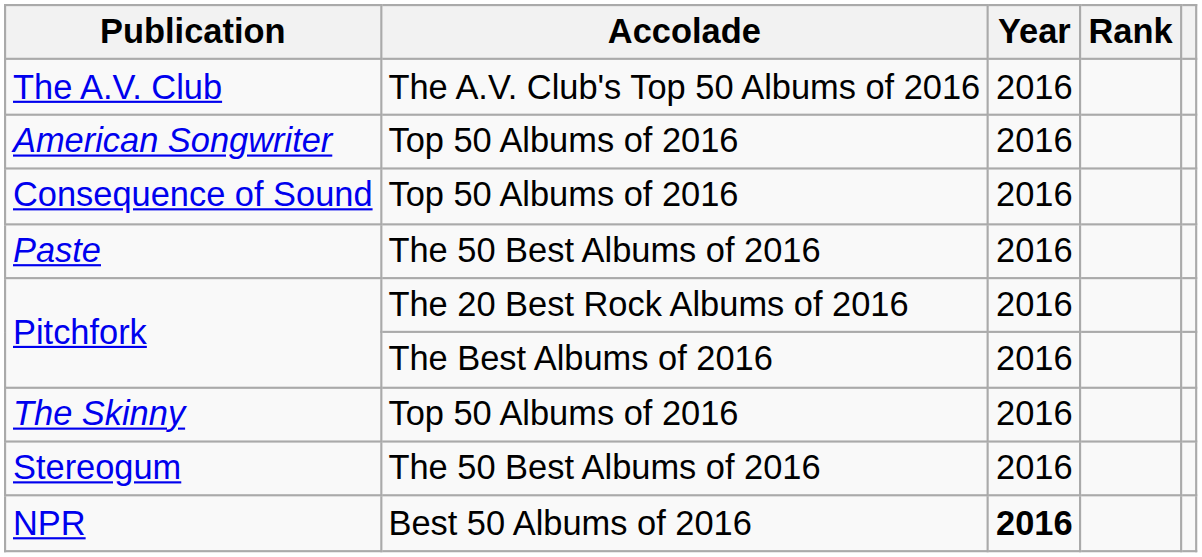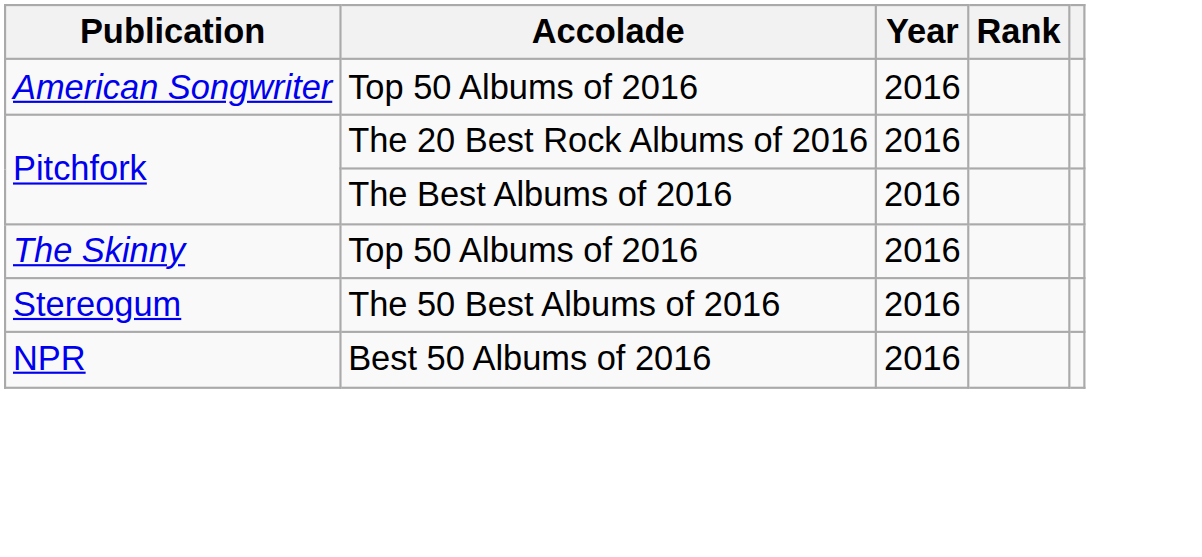- row: (118, 86)
- row: (193, 195)
- row: (57, 250)
(1034, 522) bold -> (922, 359) normal
